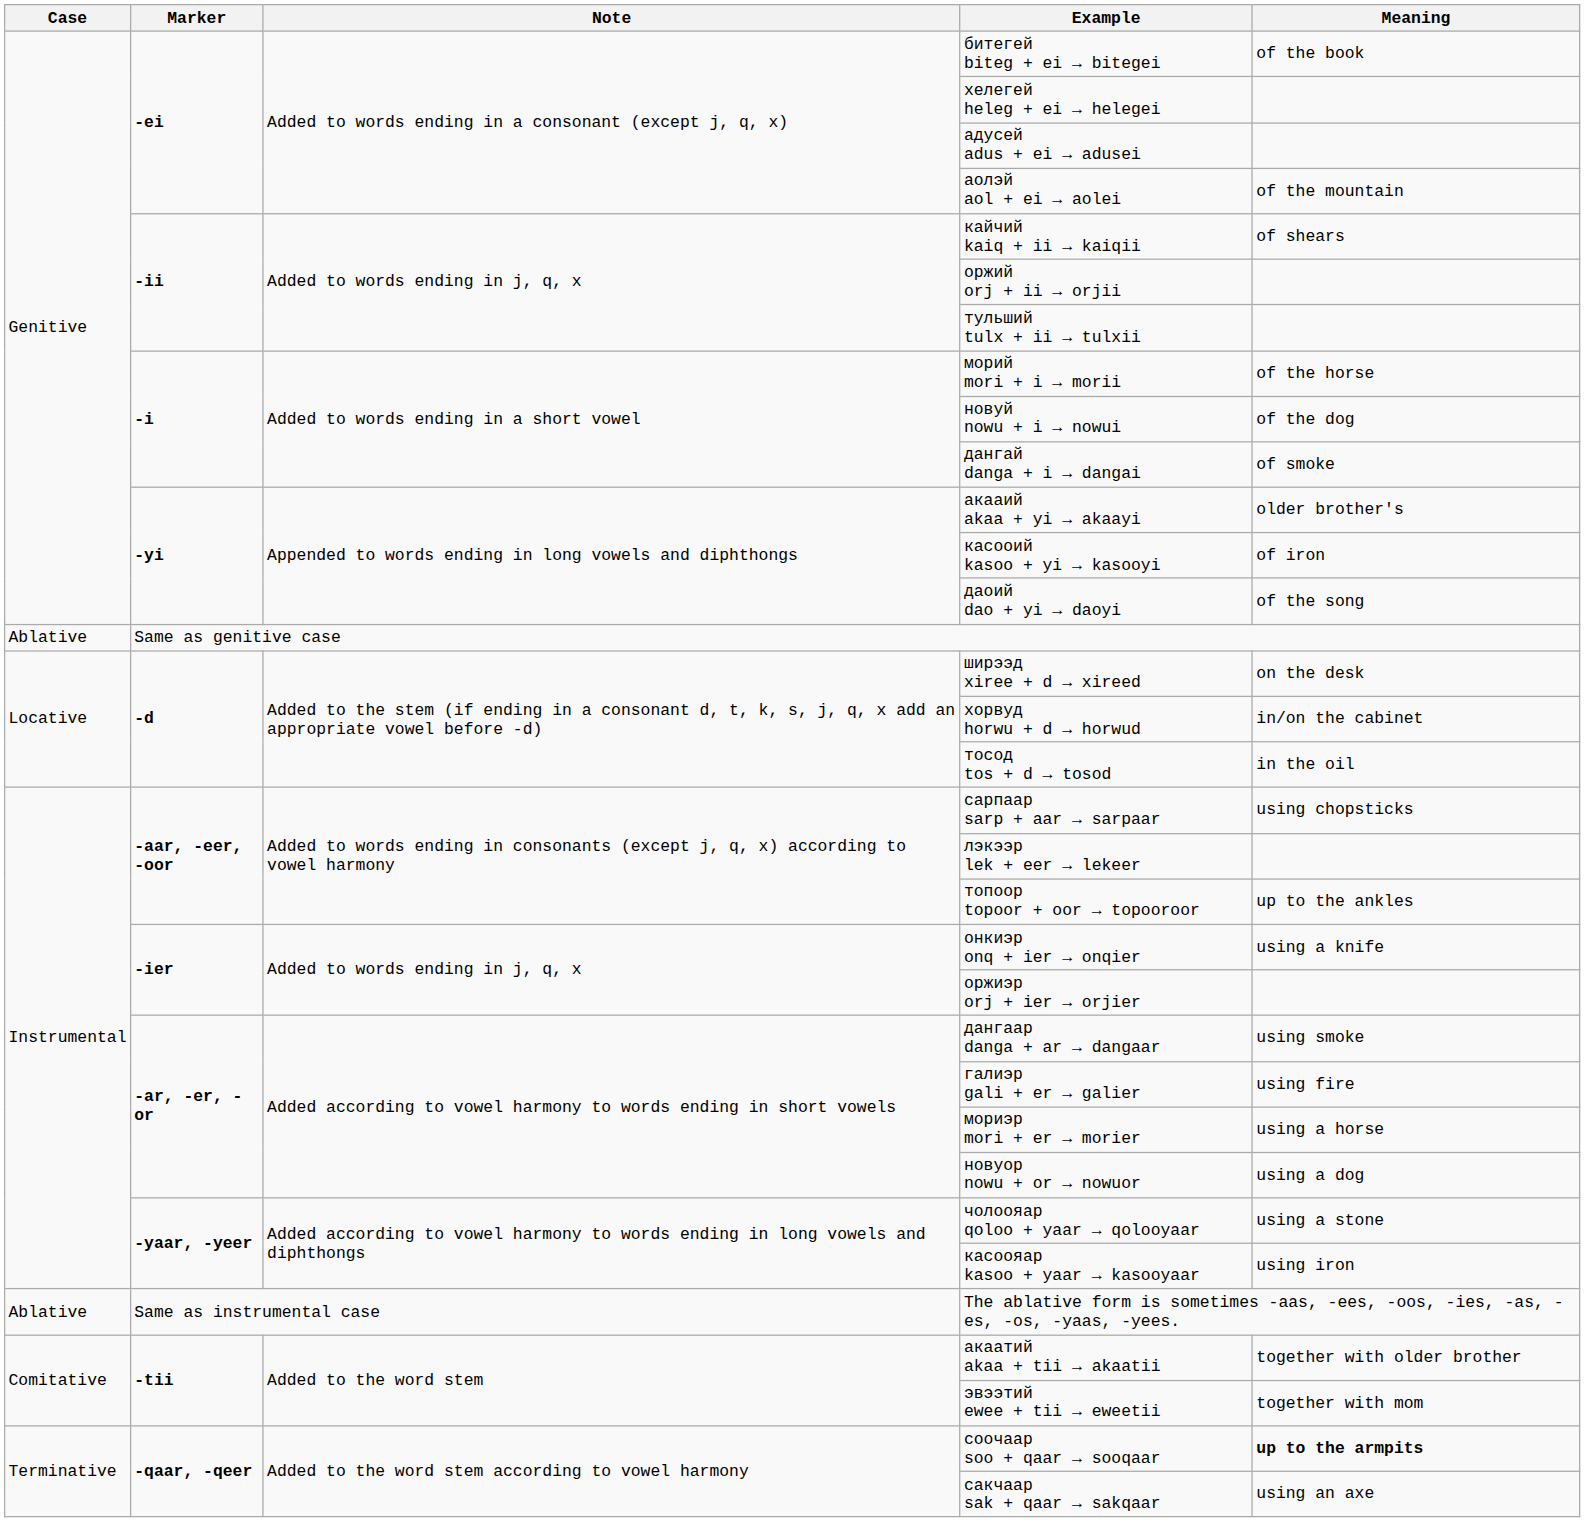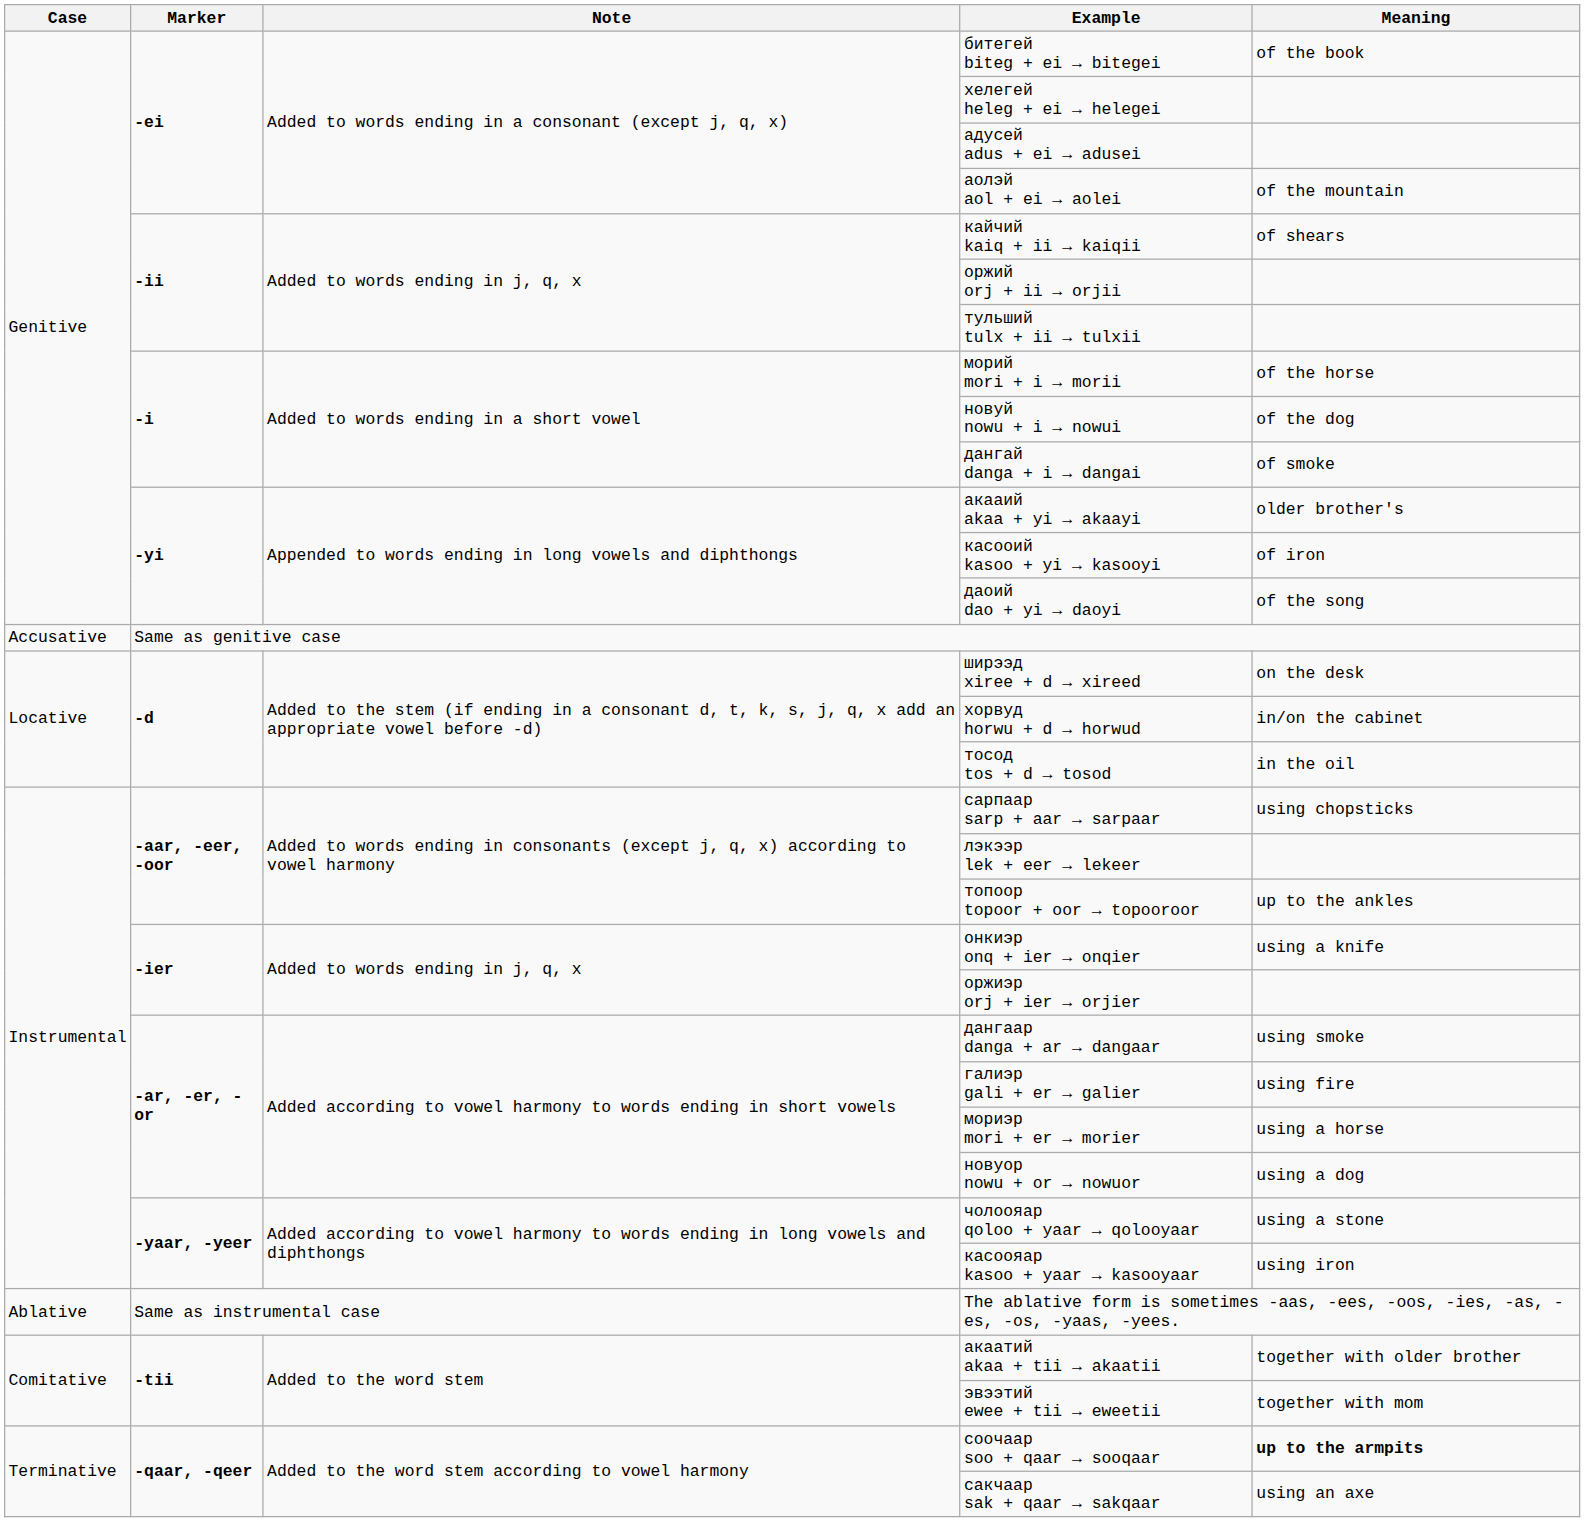(48, 637) Ablative -> (58, 637) Accusative
